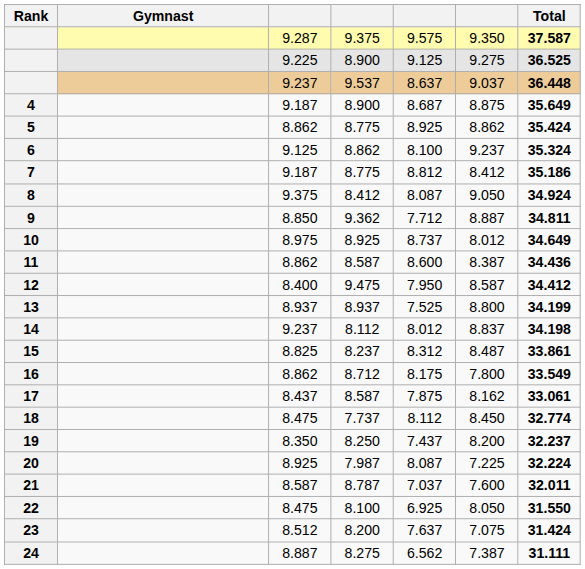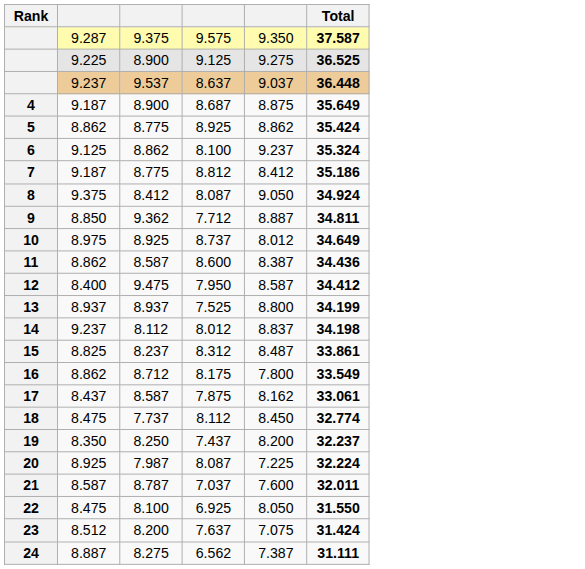- column: (163, 16)
